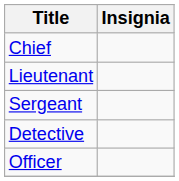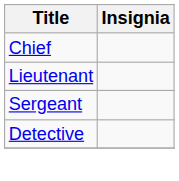- row: (35, 162)
